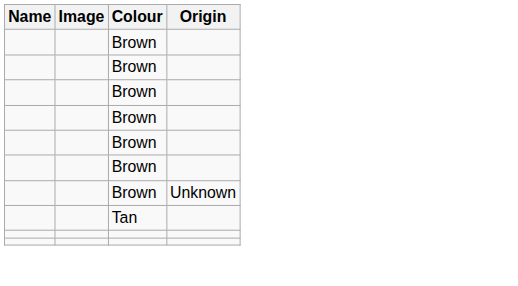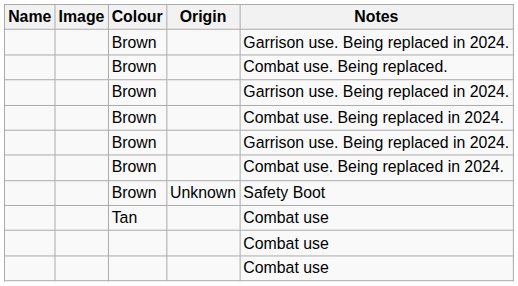+ column: (376, 17)
